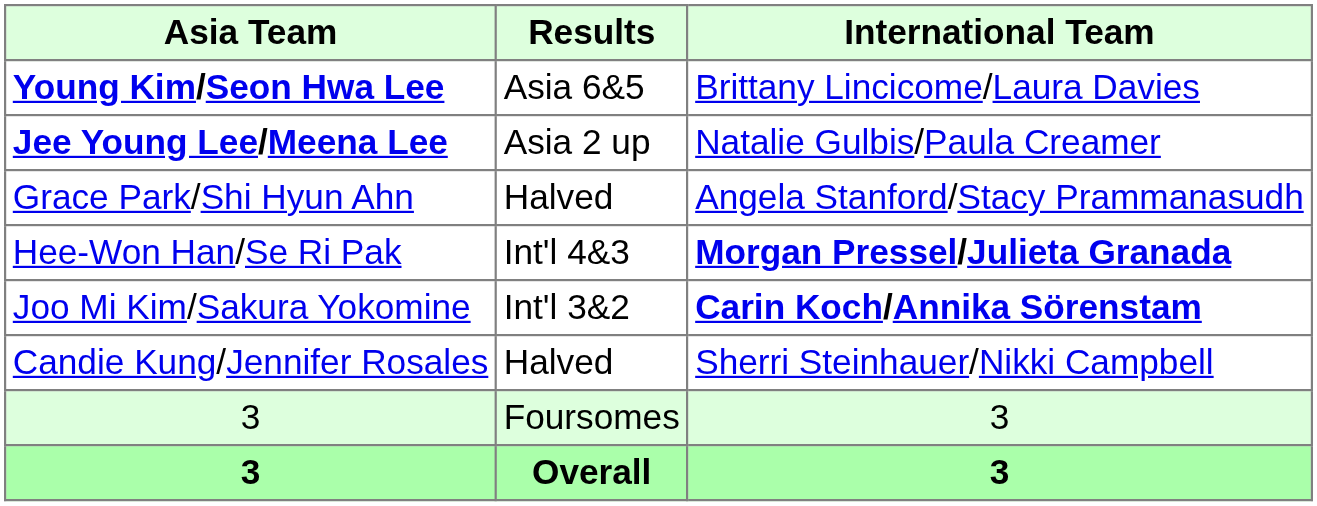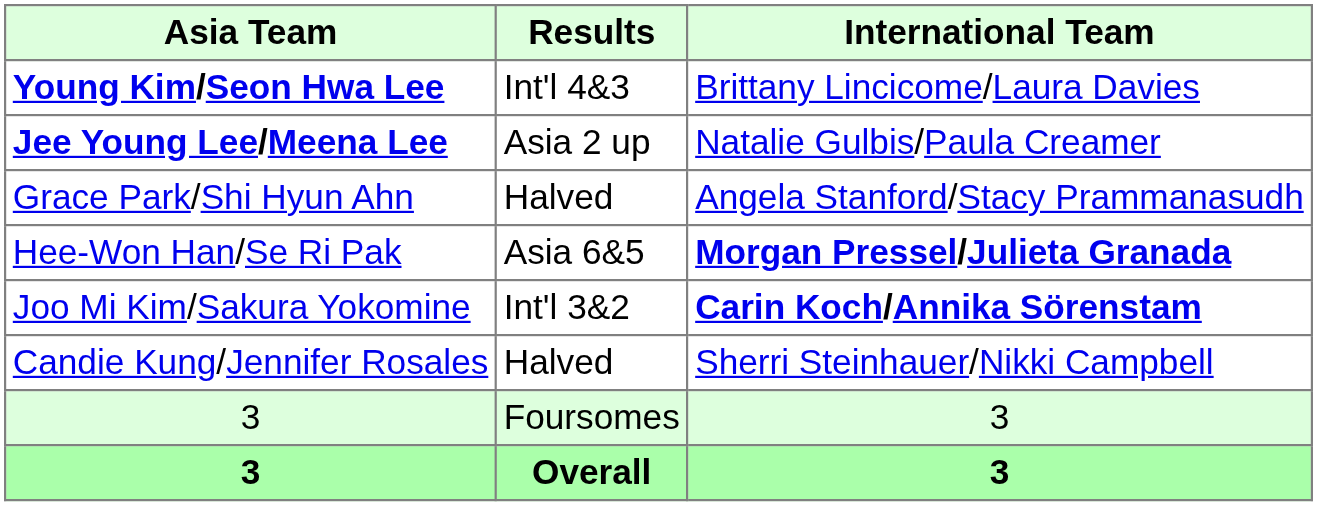(574, 87) Asia 6&5 -> (567, 87) Int'l 4&3
(567, 252) Int'l 4&3 -> (574, 252) Asia 6&5
